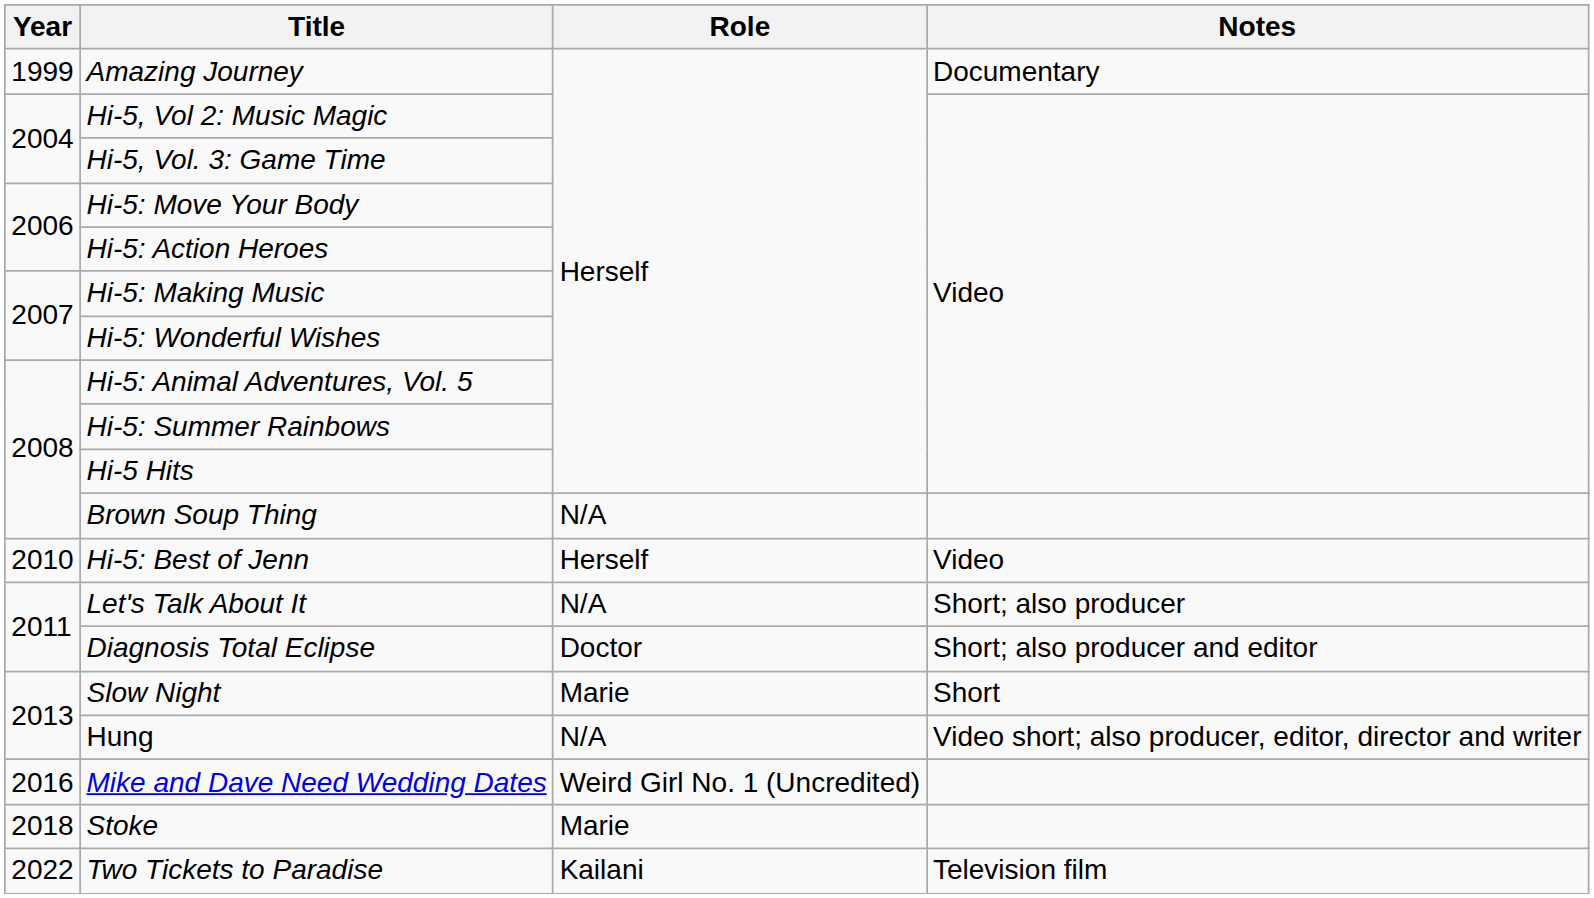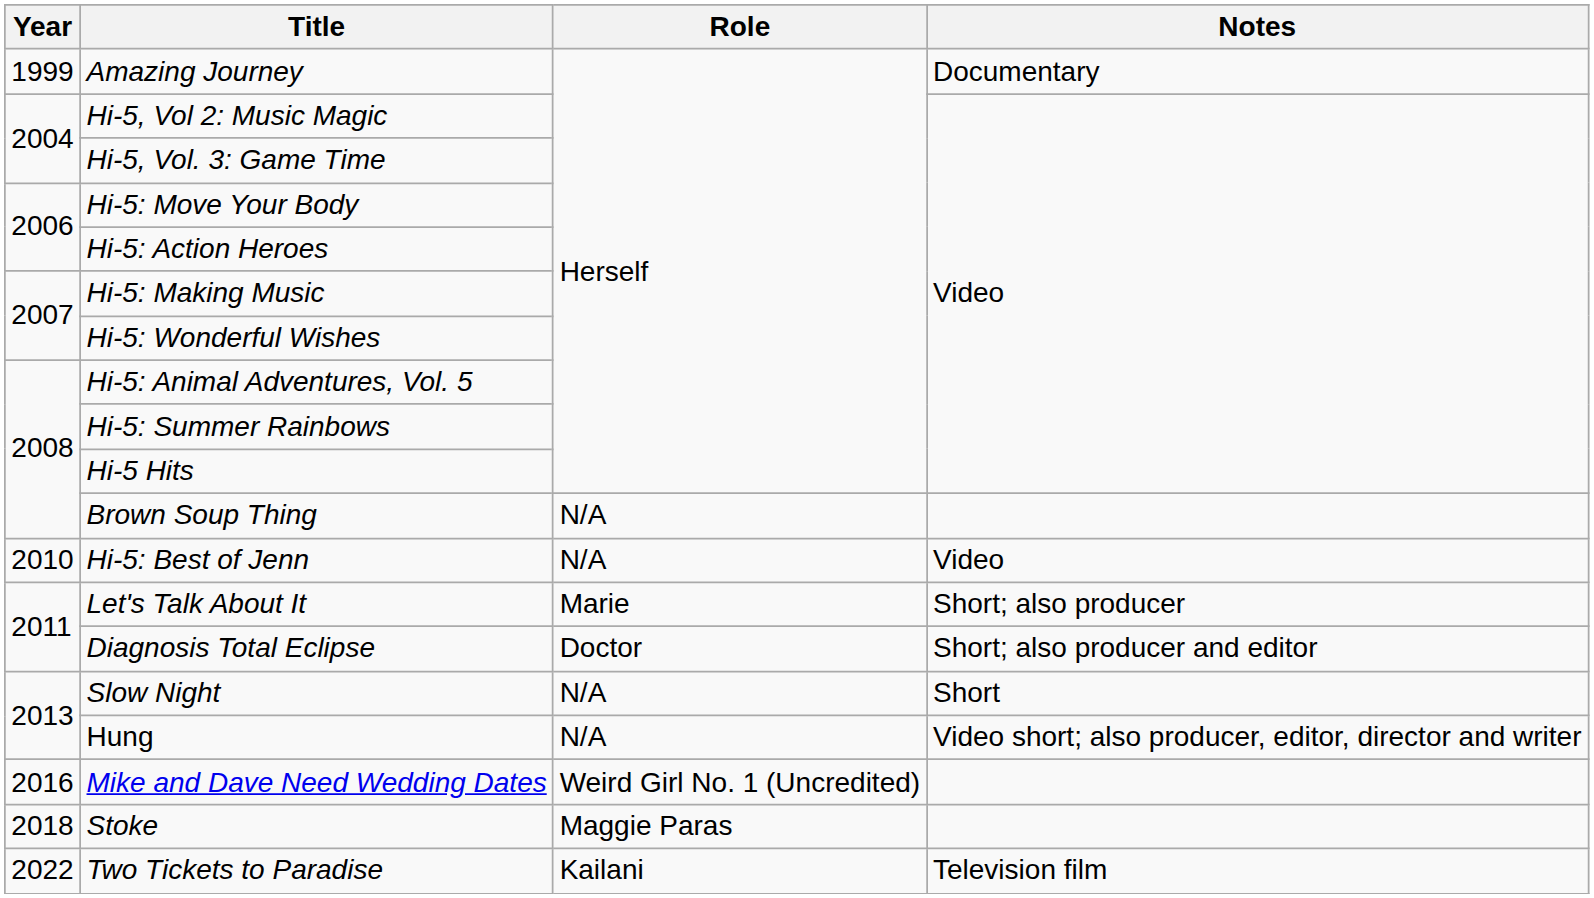(604, 559) Herself -> (583, 559) N/A
(583, 603) N/A -> (595, 603) Marie
(595, 692) Marie -> (583, 692) N/A
(595, 826) Marie -> (646, 826) Maggie Paras
